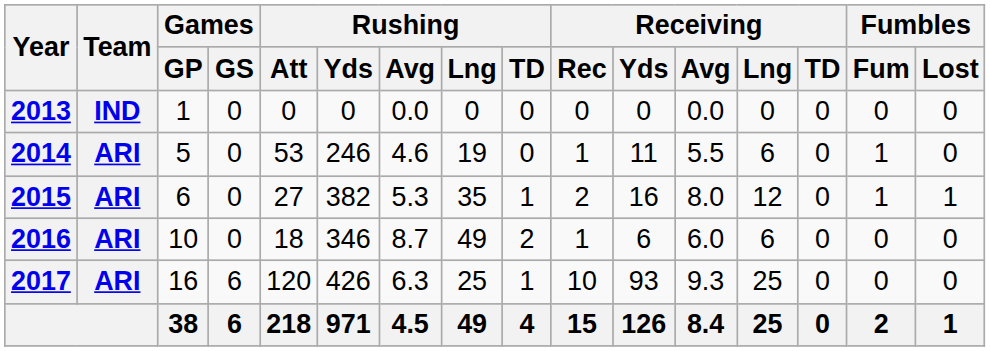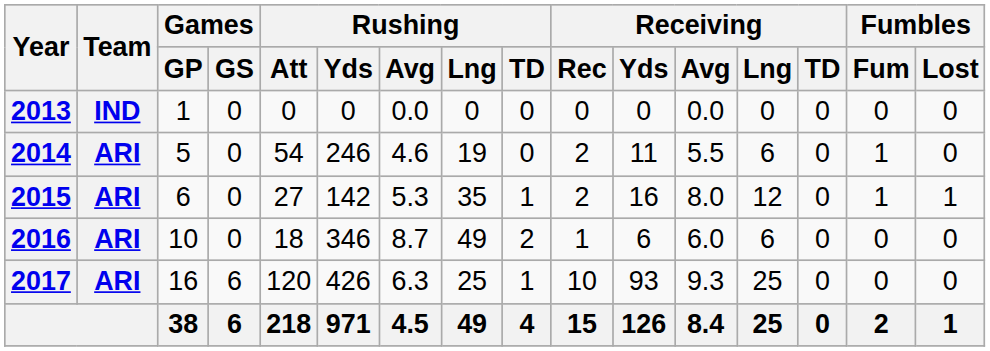(289, 153) 53 -> (289, 153) 54
(582, 153) 1 -> (582, 153) 2
(348, 196) 382 -> (348, 196) 142
